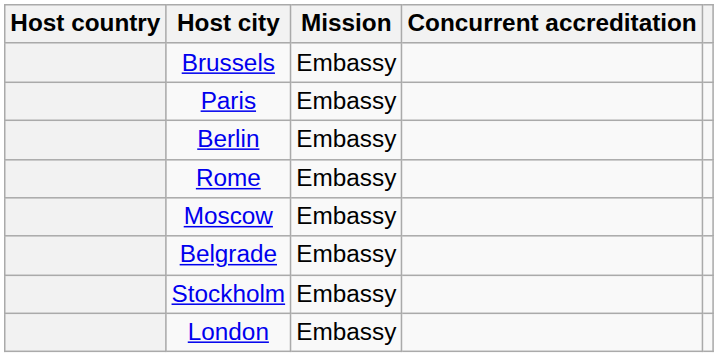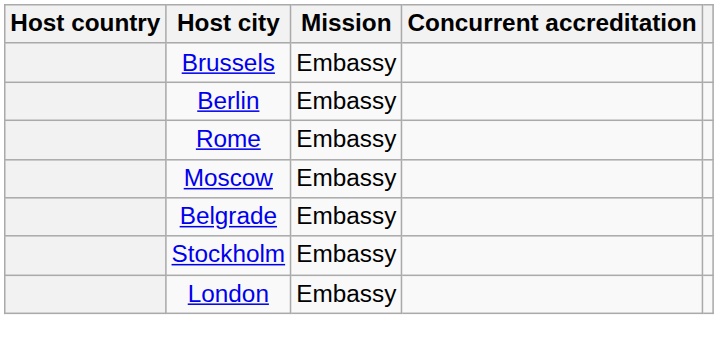- row: (228, 100)
